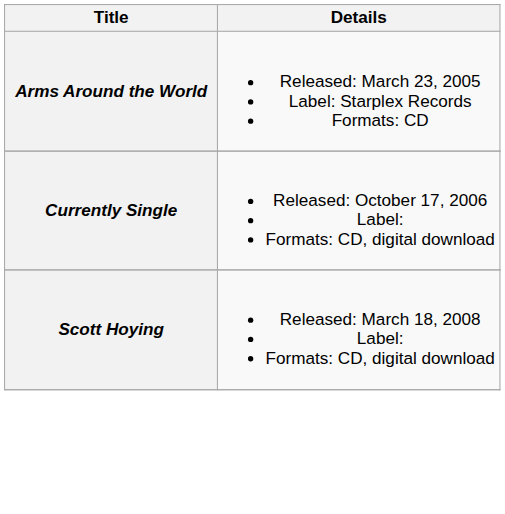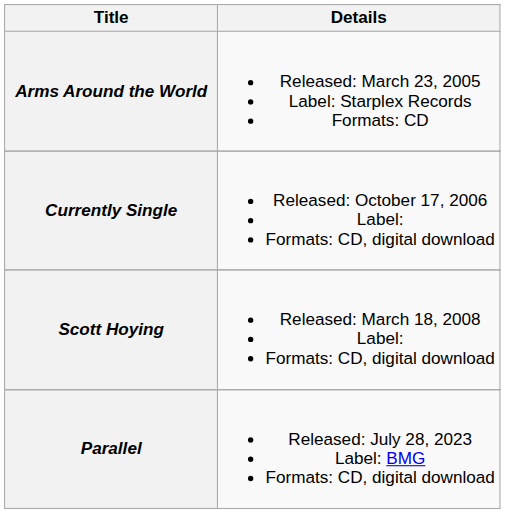+ row: (111, 448)
